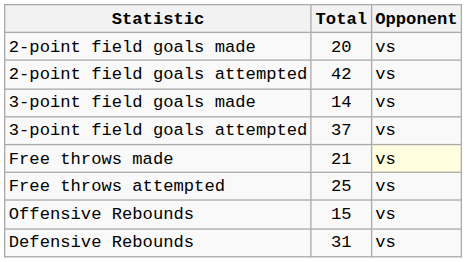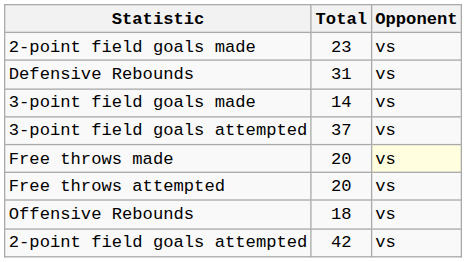(341, 47) 20 -> (341, 47) 23
rows swapped: (158, 75) <-> (101, 242)
(341, 158) 21 -> (341, 158) 20
(341, 186) 25 -> (341, 186) 20
(341, 214) 15 -> (341, 214) 18
